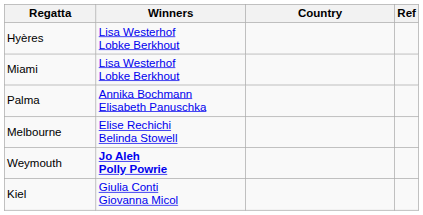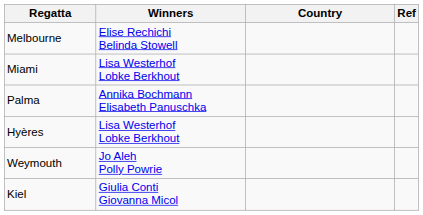rows swapped: (34, 132) <-> (25, 38)
(133, 163) bold -> (130, 163) normal
